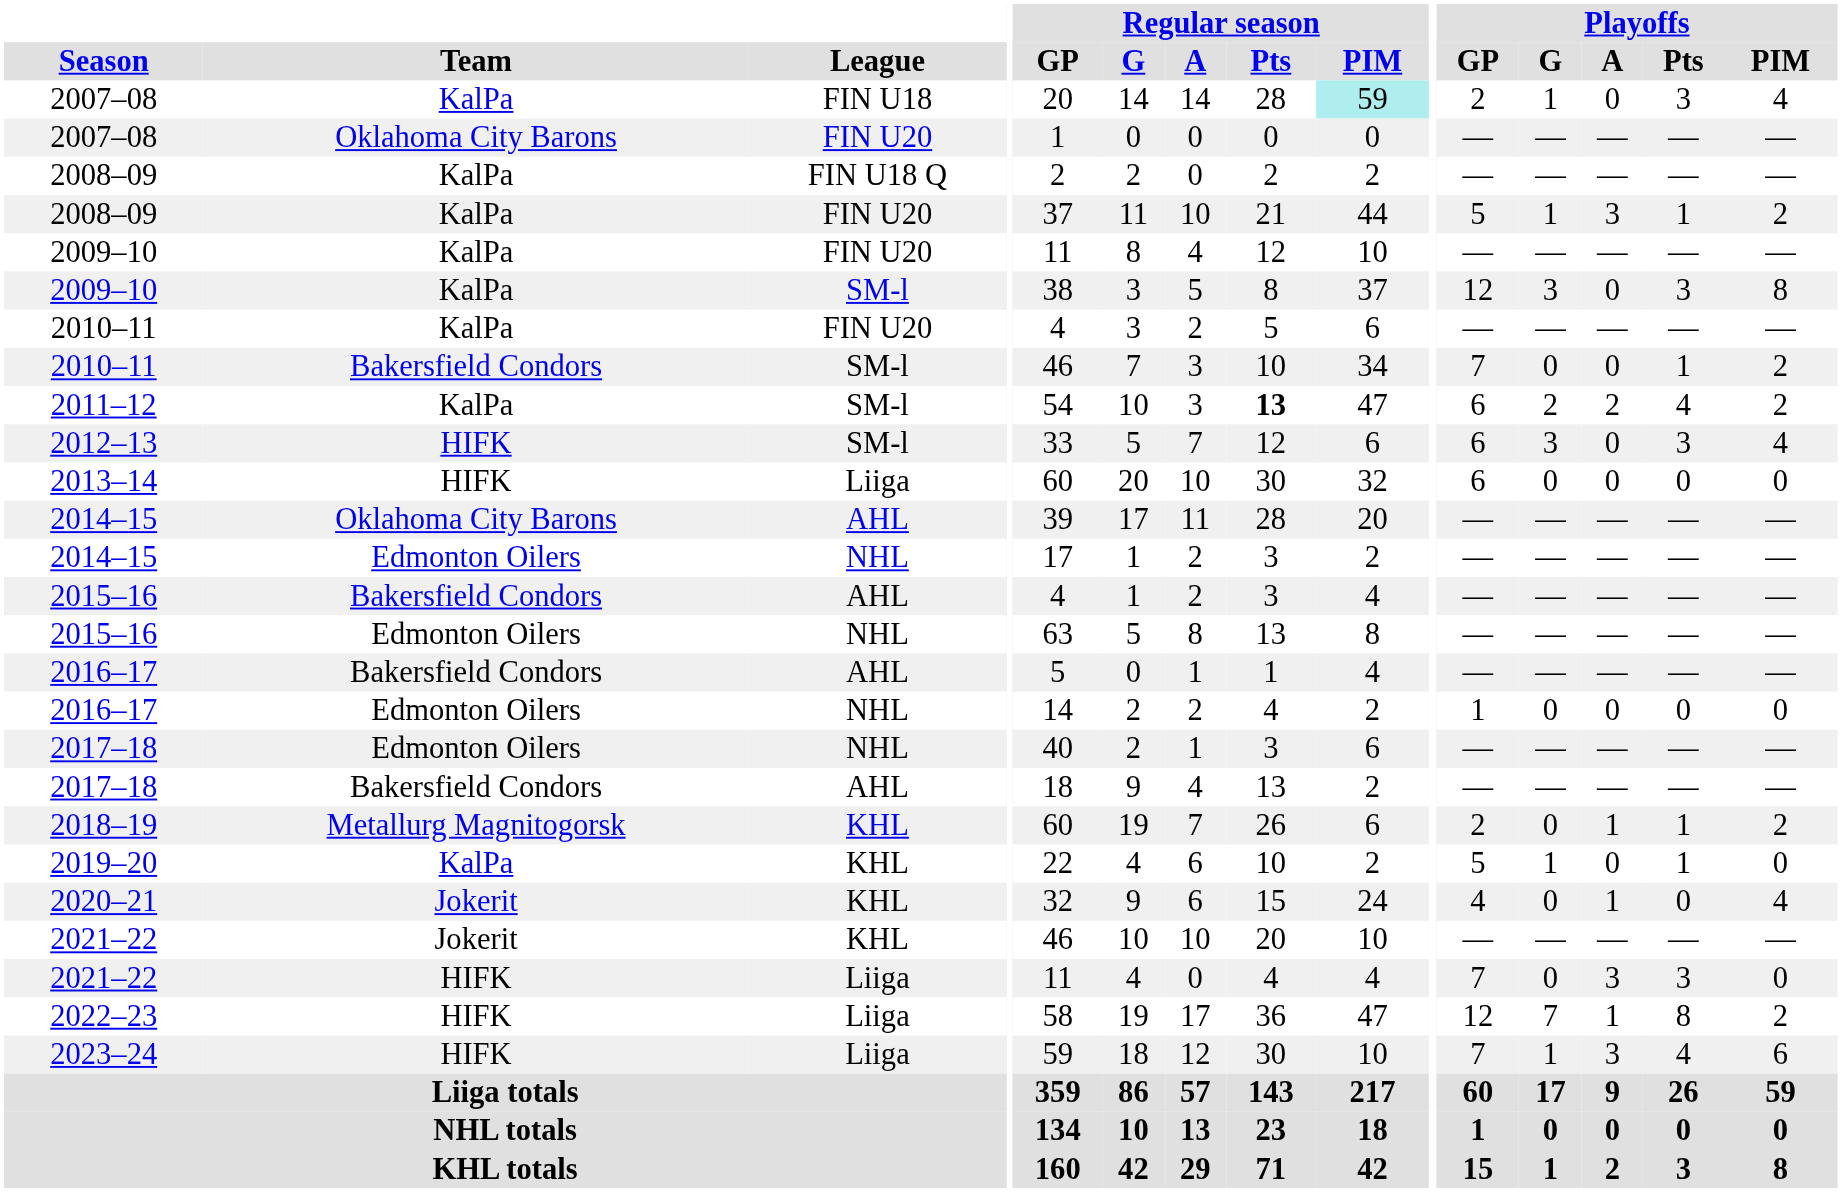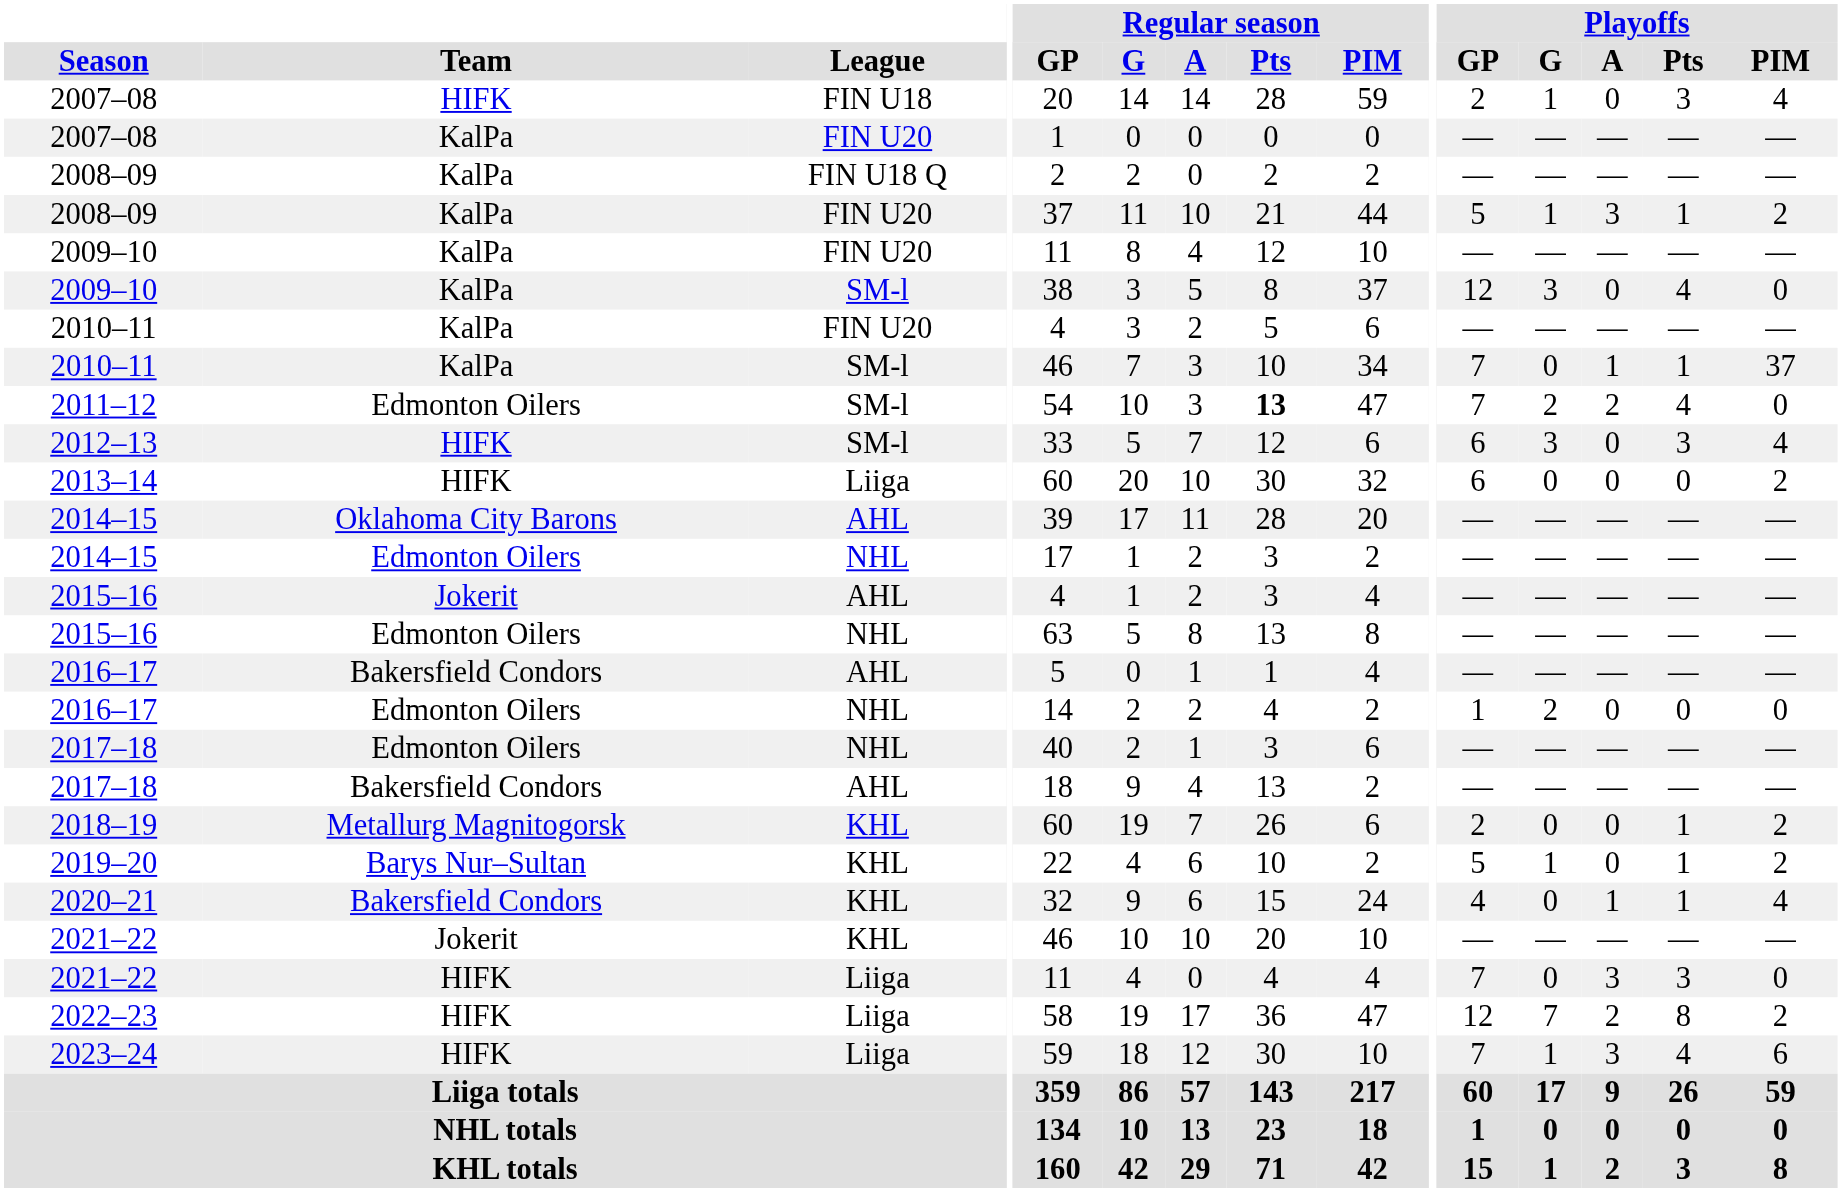(476, 99) KalPa -> (476, 99) HIFK
(1372, 99) paleturquoise background -> (1372, 99) no background
(476, 137) Oklahoma City Barons -> (476, 137) KalPa
(1683, 290) 3 -> (1683, 290) 4
(1781, 290) 8 -> (1781, 290) 0
(476, 366) Bakersfield Condors -> (476, 366) KalPa
(1612, 366) 0 -> (1612, 366) 1
(1781, 366) 2 -> (1781, 366) 37
(476, 404) KalPa -> (476, 404) Edmonton Oilers
(1478, 404) 6 -> (1478, 404) 7
(1781, 404) 2 -> (1781, 404) 0
(1781, 481) 0 -> (1781, 481) 2
(476, 595) Bakersfield Condors -> (476, 595) Jokerit
(1550, 710) 0 -> (1550, 710) 2
(1612, 824) 1 -> (1612, 824) 0
(476, 863) KalPa -> (476, 863) Barys Nur–Sultan
(1781, 863) 0 -> (1781, 863) 2
(476, 901) Jokerit -> (476, 901) Bakersfield Condors
(1683, 901) 0 -> (1683, 901) 1
(1612, 1015) 1 -> (1612, 1015) 2
